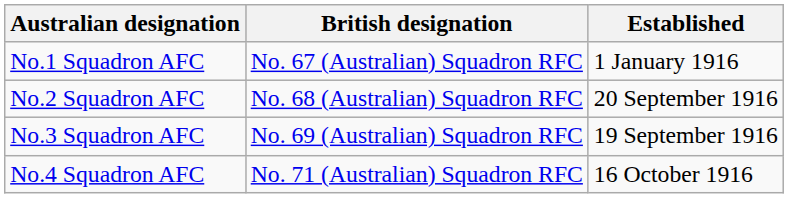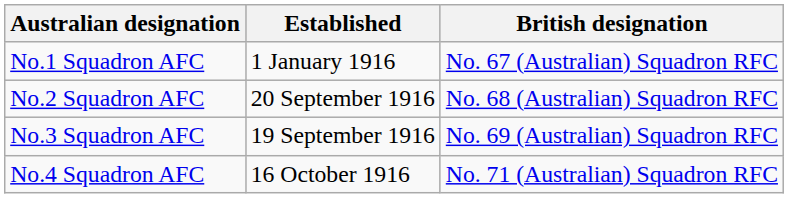columns swapped: (417, 23) <-> (686, 23)
